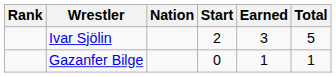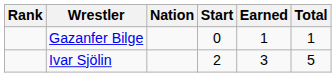rows swapped: (96, 60) <-> (80, 38)
